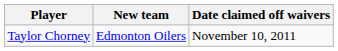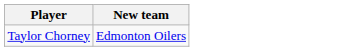- column: (261, 14)
